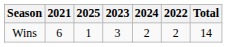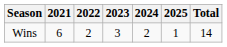columns swapped: (176, 13) <-> (88, 13)
